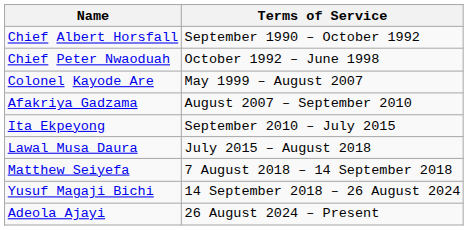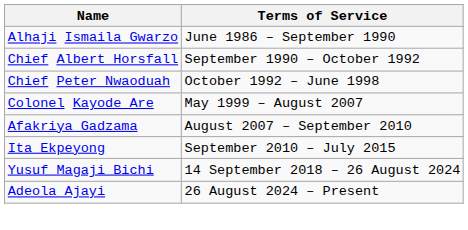+ row: (93, 38)
- row: (73, 148)
- row: (69, 170)
